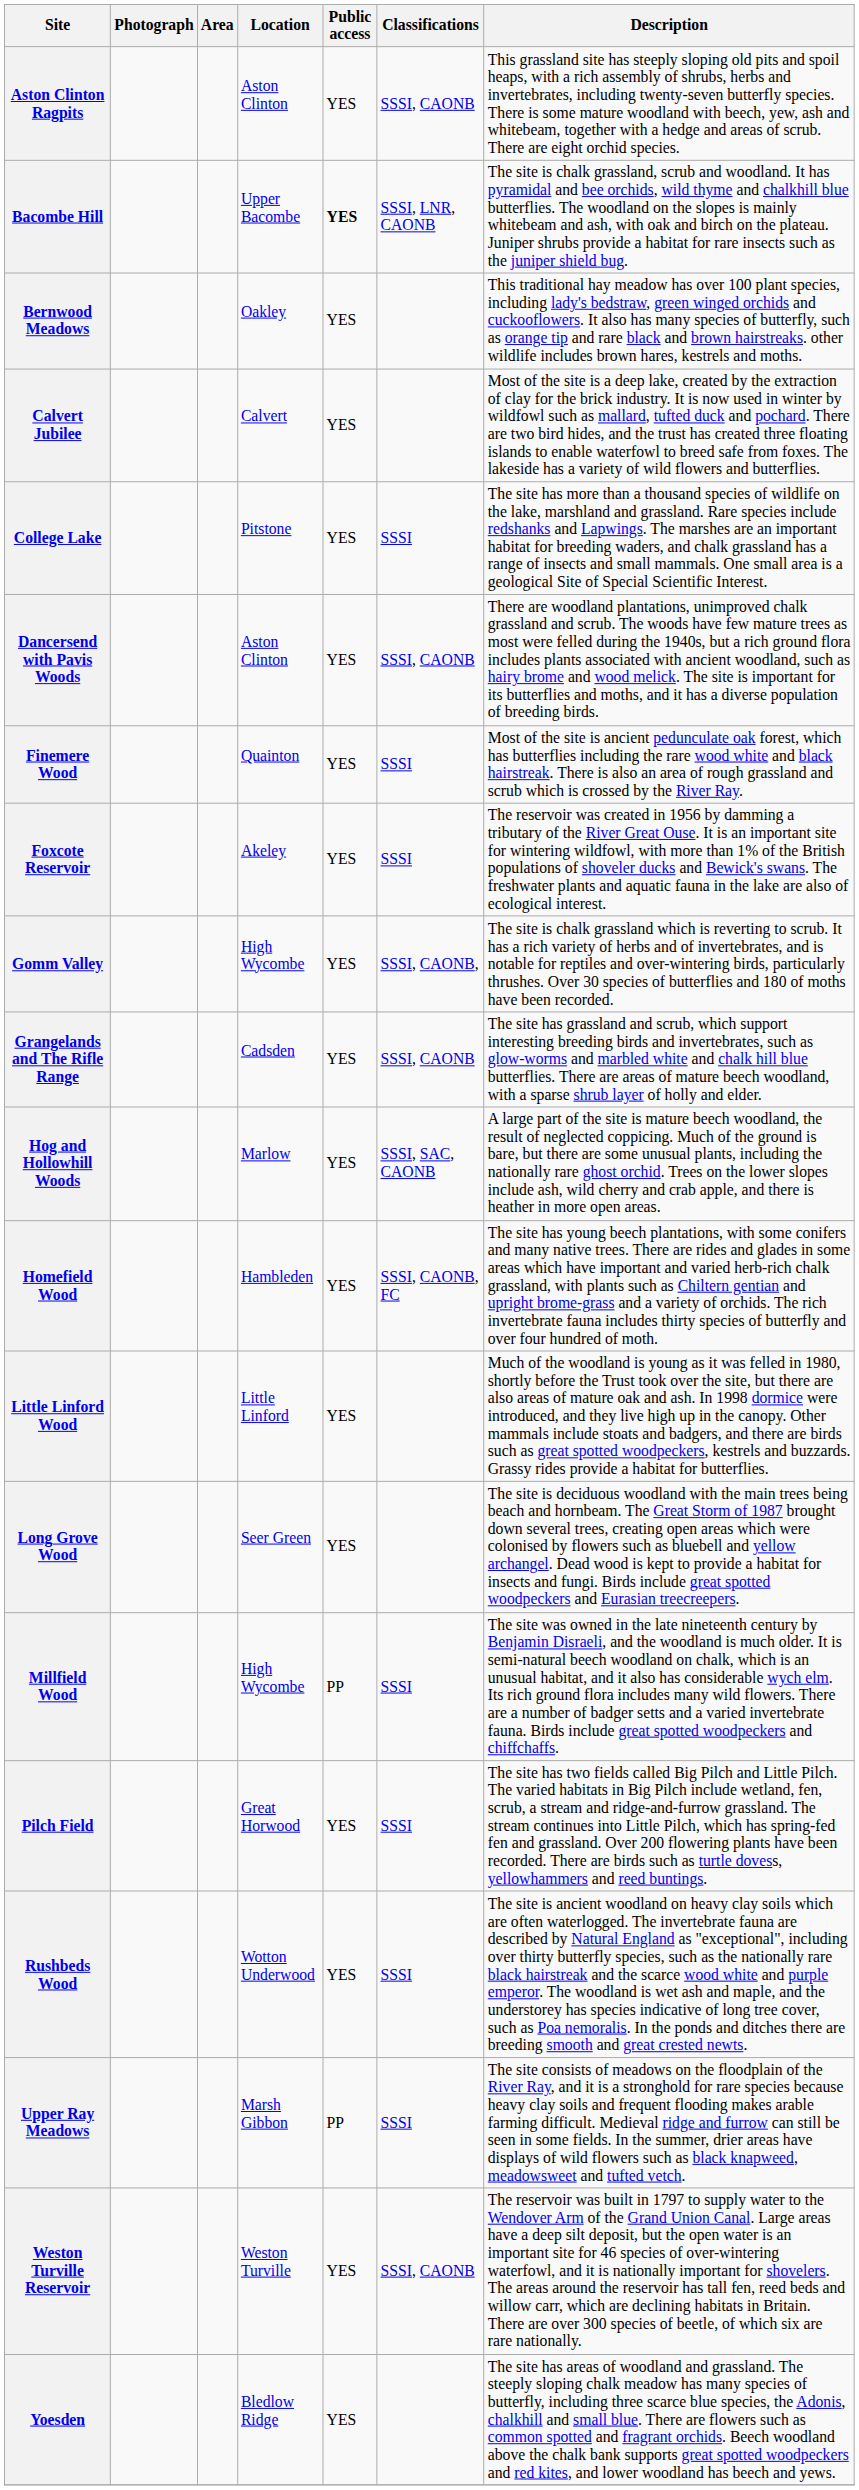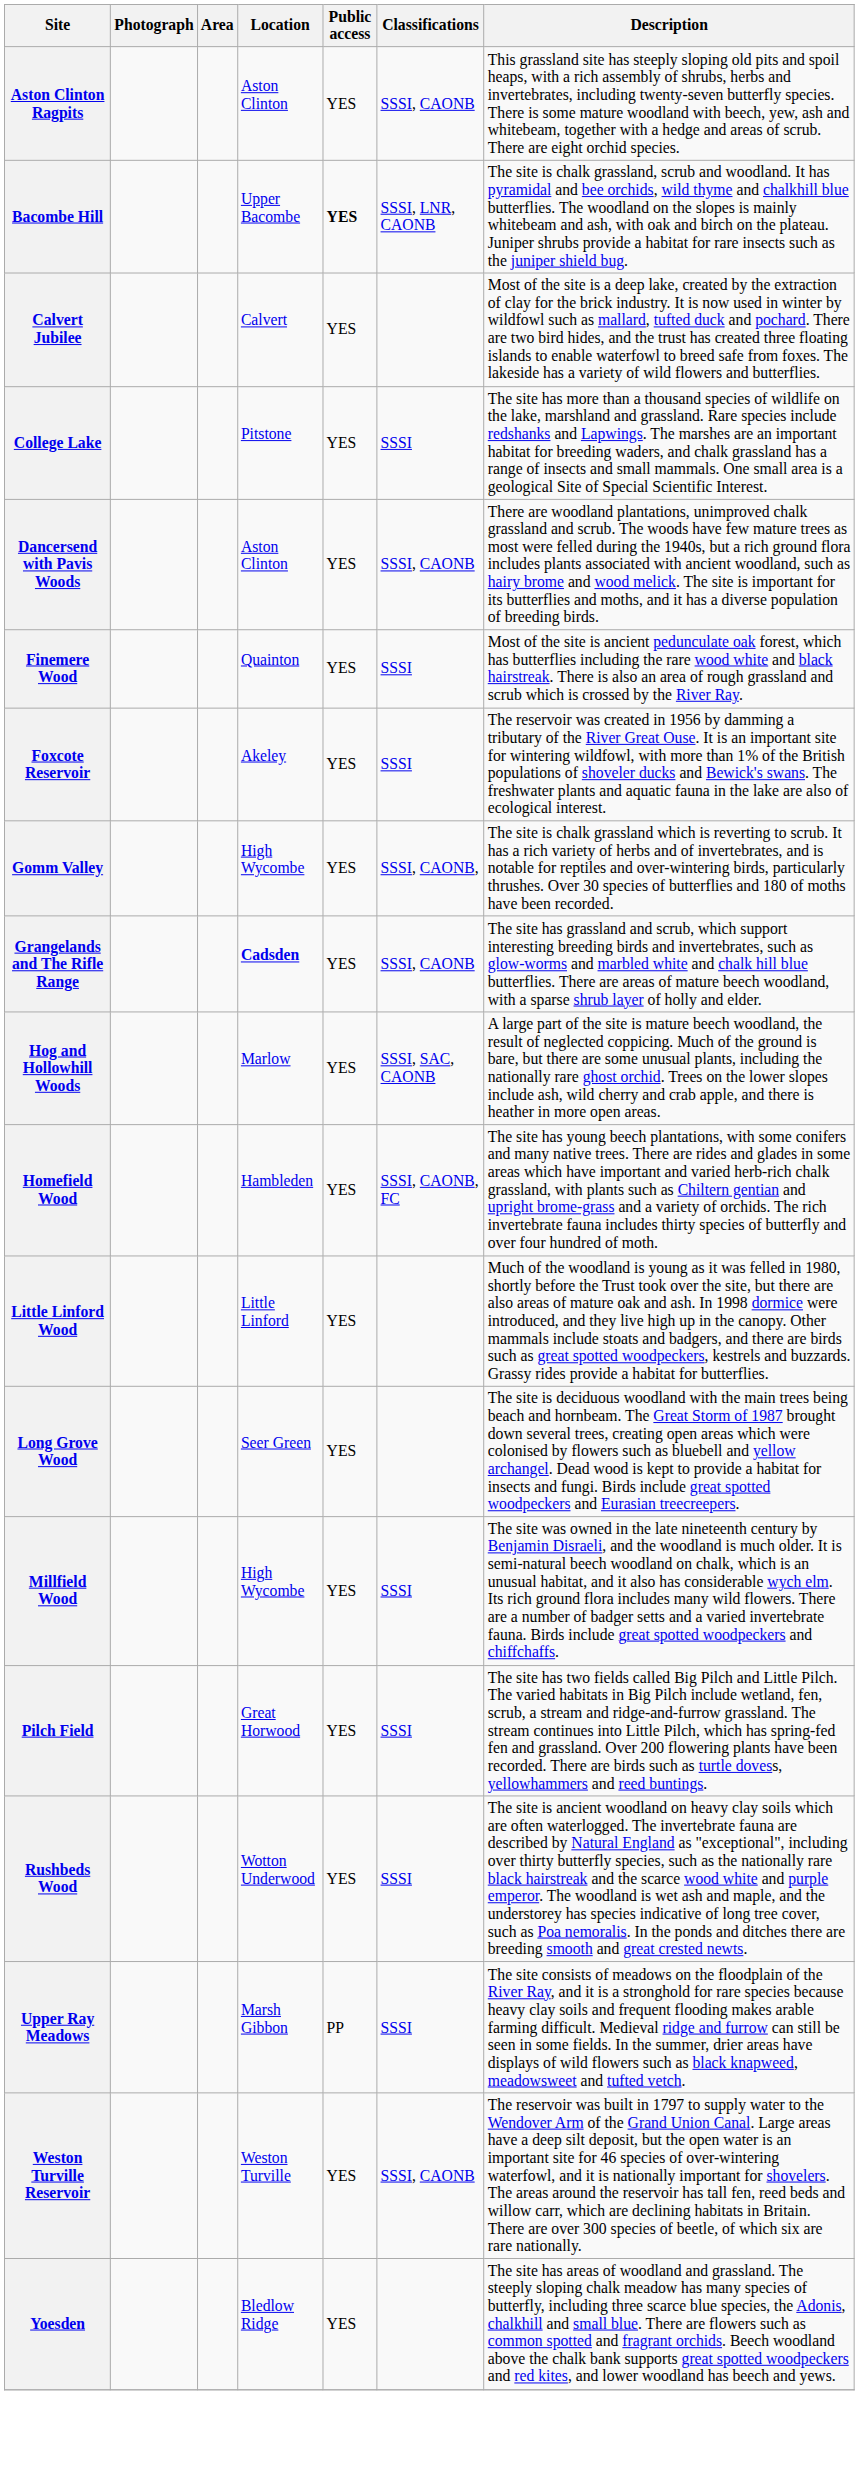- row: (58, 320)
(268, 1050) normal -> (270, 955) bold
(335, 1686) PP -> (341, 1591) YES
